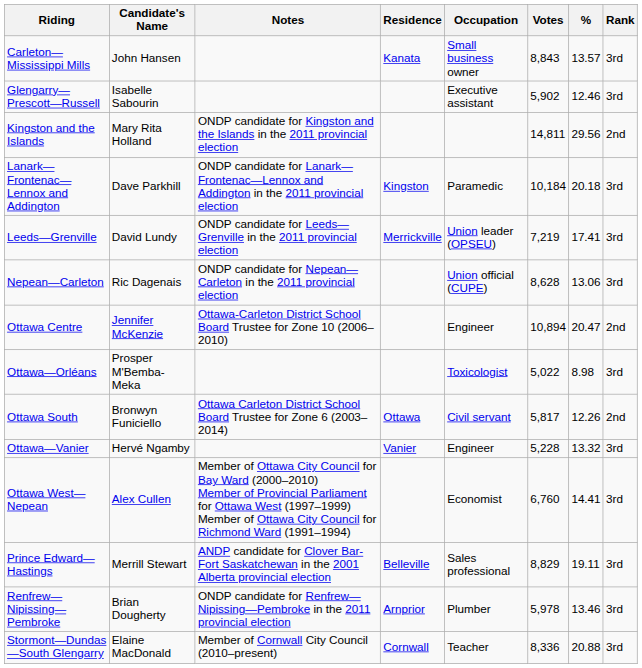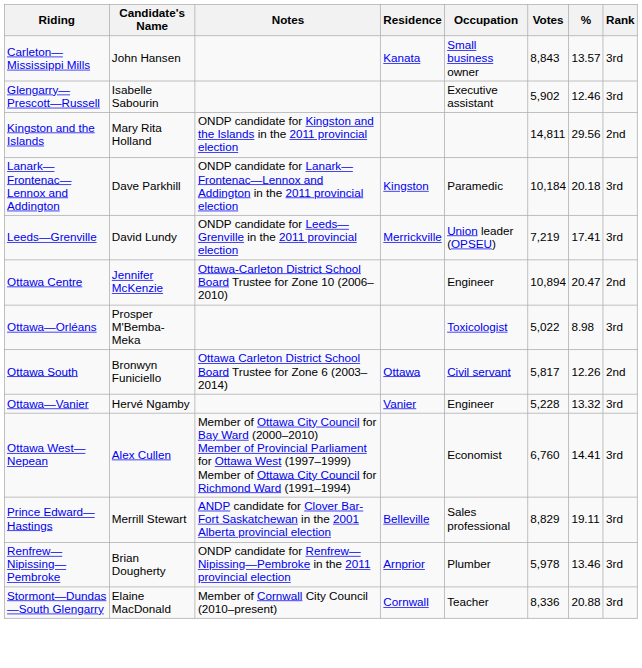- row: (55, 282)
